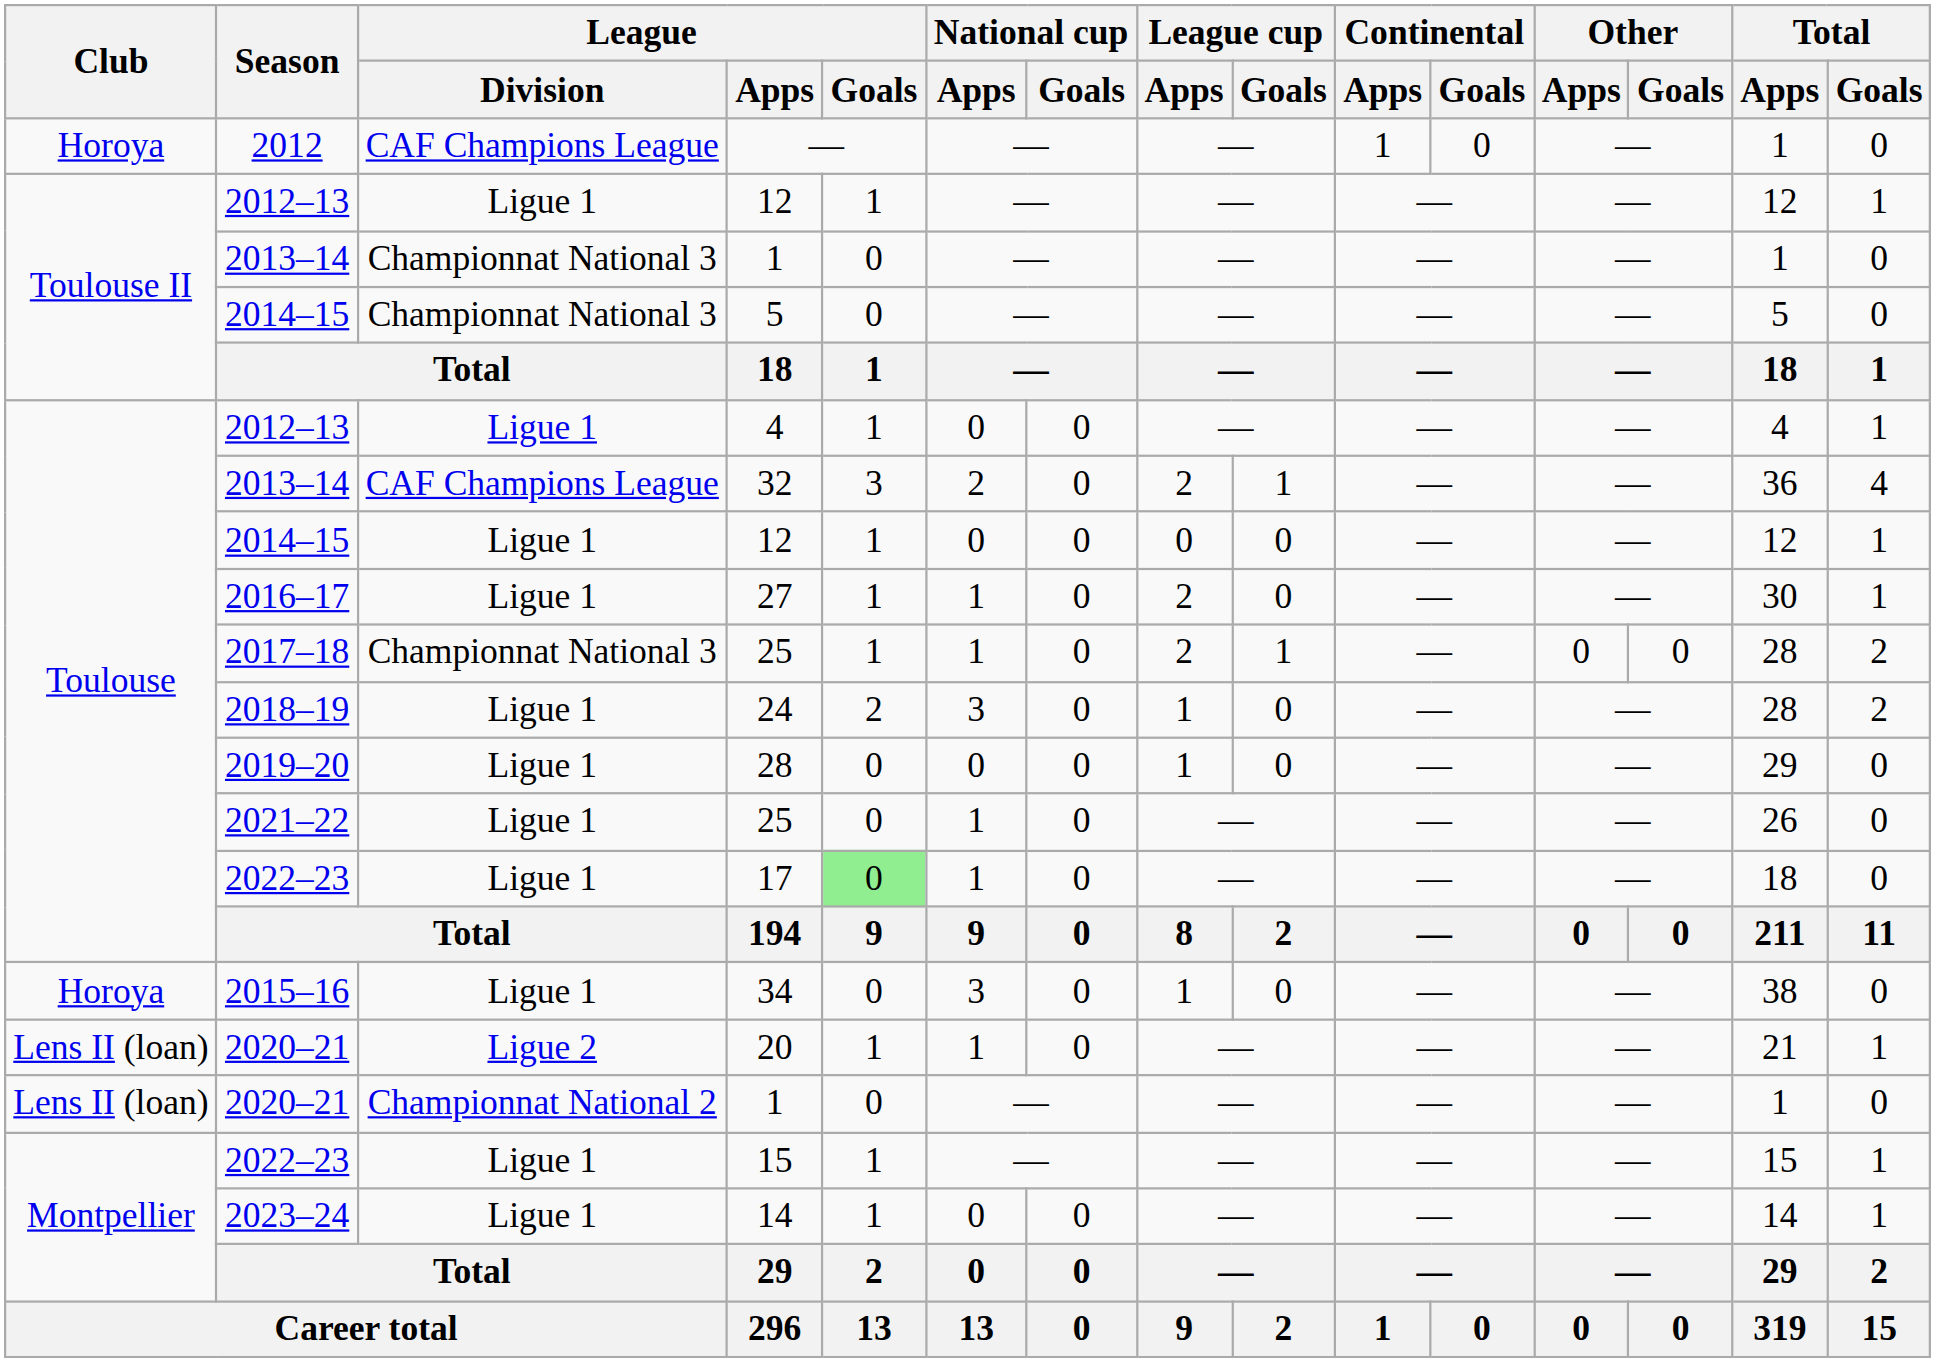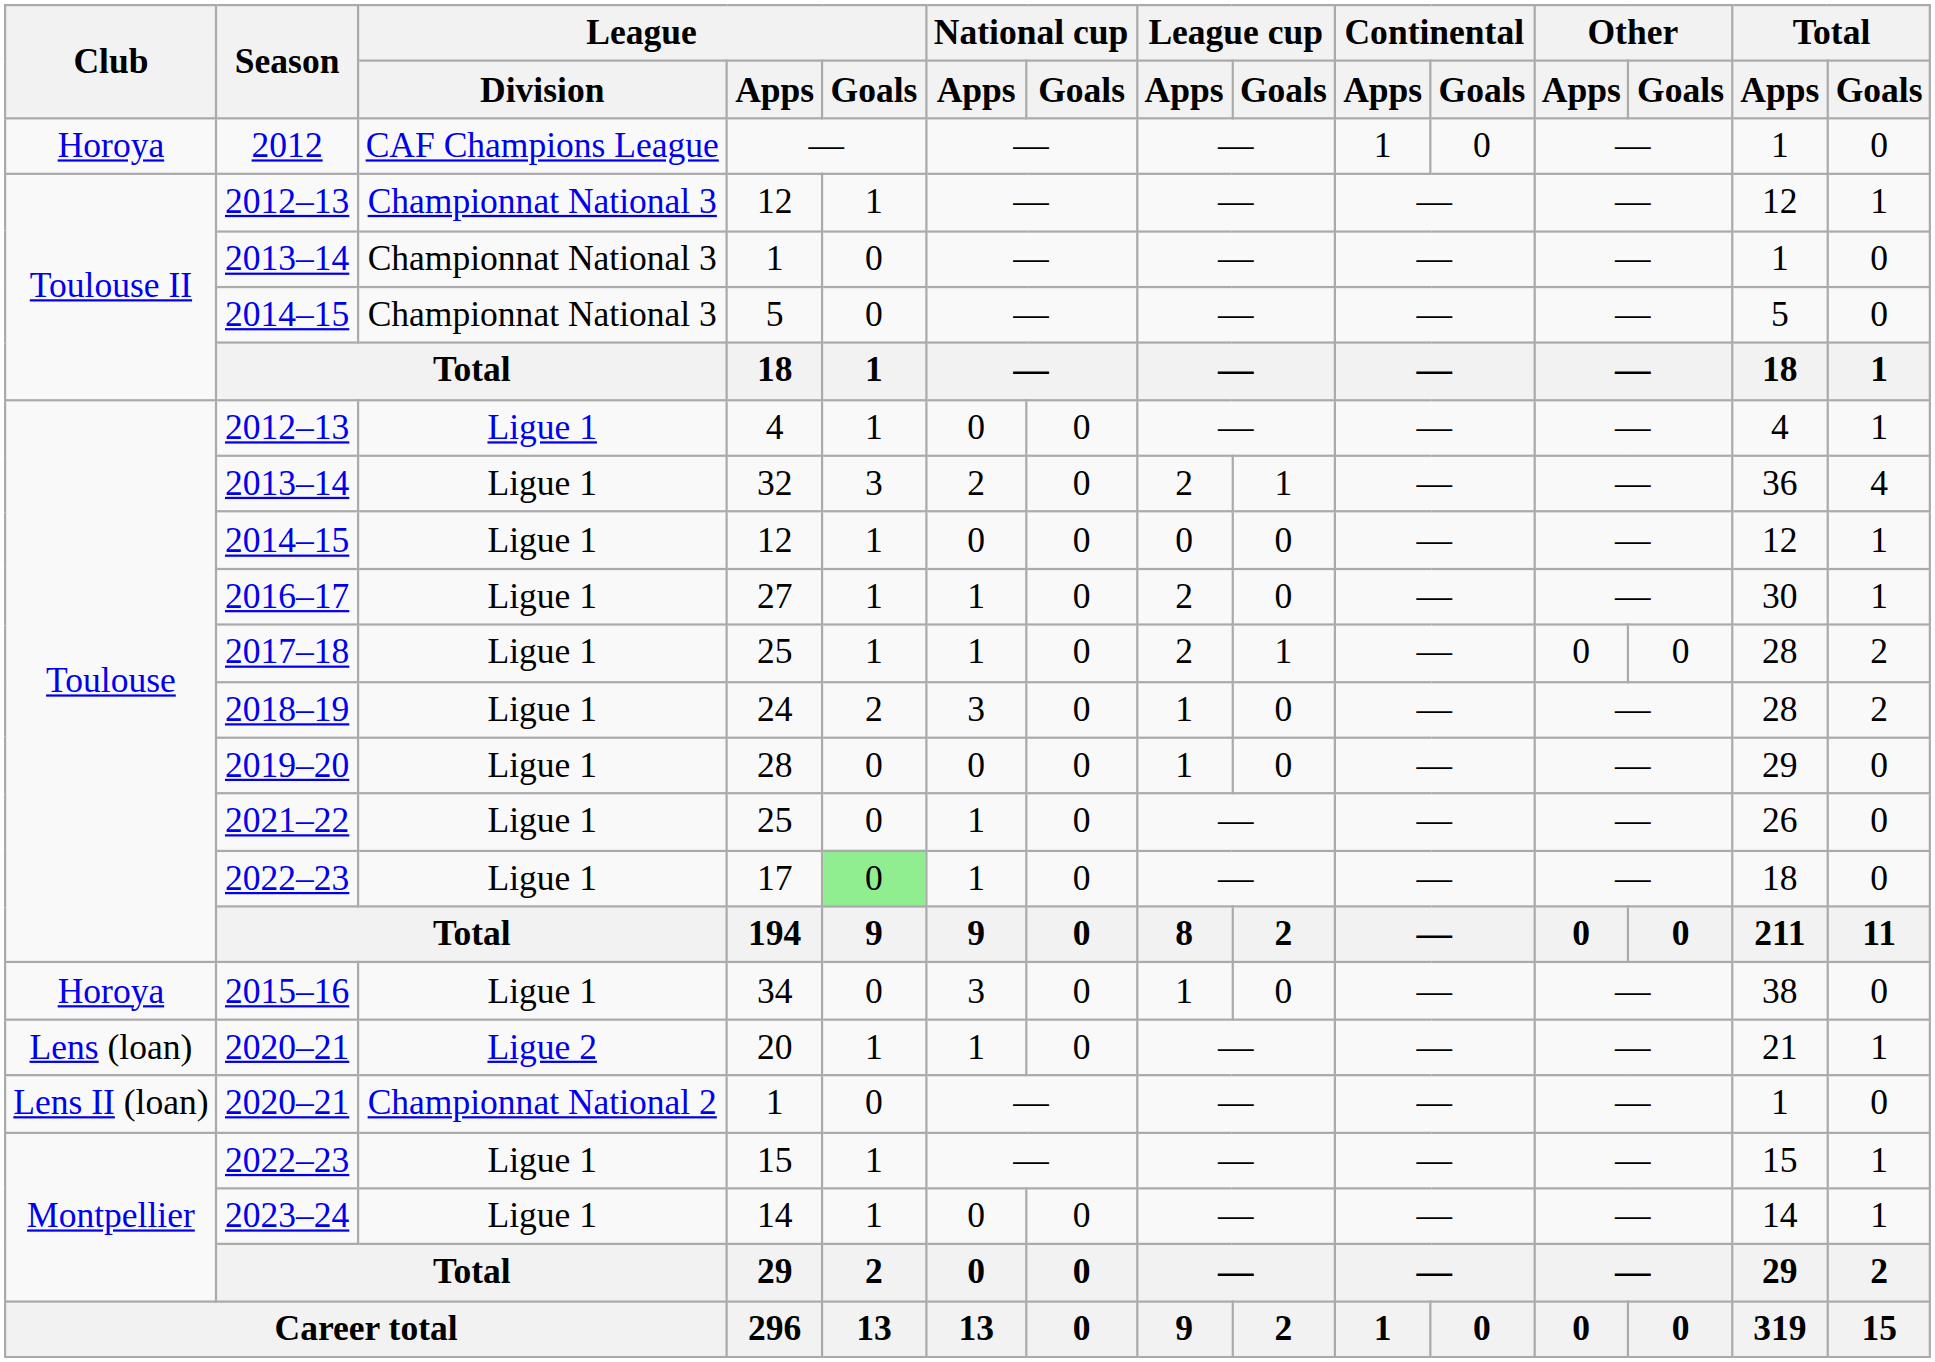(542, 201) Ligue 1 -> (542, 201) Championnat National 3
(542, 483) CAF Champions League -> (542, 483) Ligue 1
(542, 652) Championnat National 3 -> (542, 652) Ligue 1
(111, 1046) Lens II (loan) -> (111, 1046) Lens (loan)
